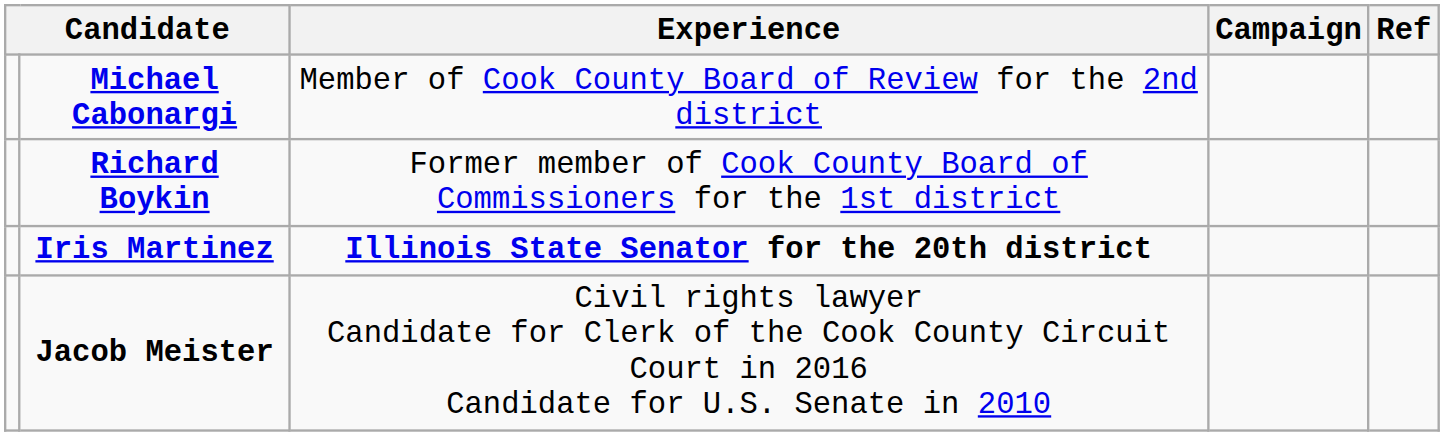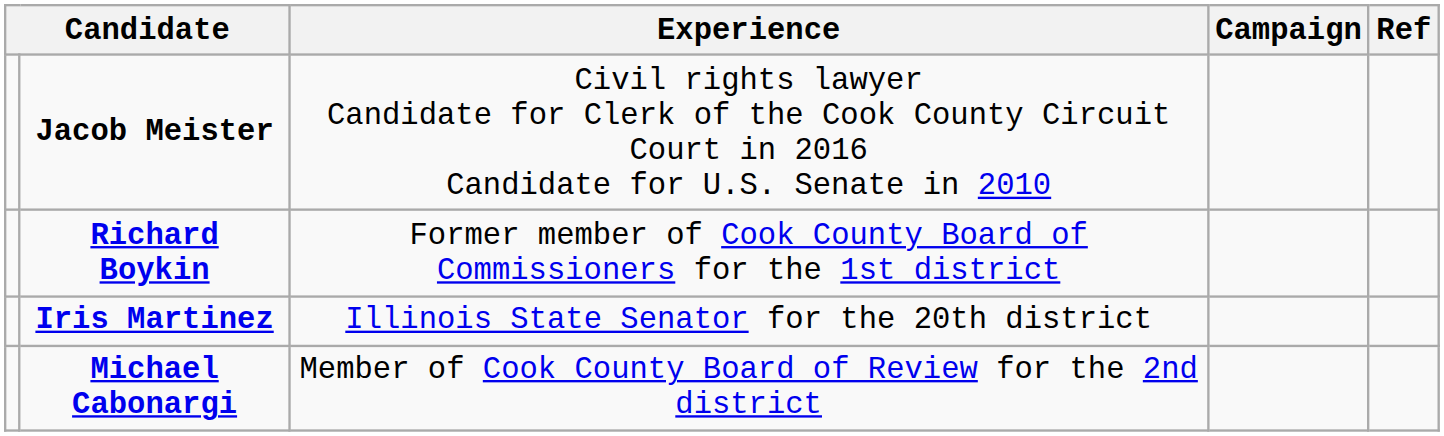rows swapped: (155, 97) <-> (155, 353)
(749, 250) bold -> (749, 320) normal
